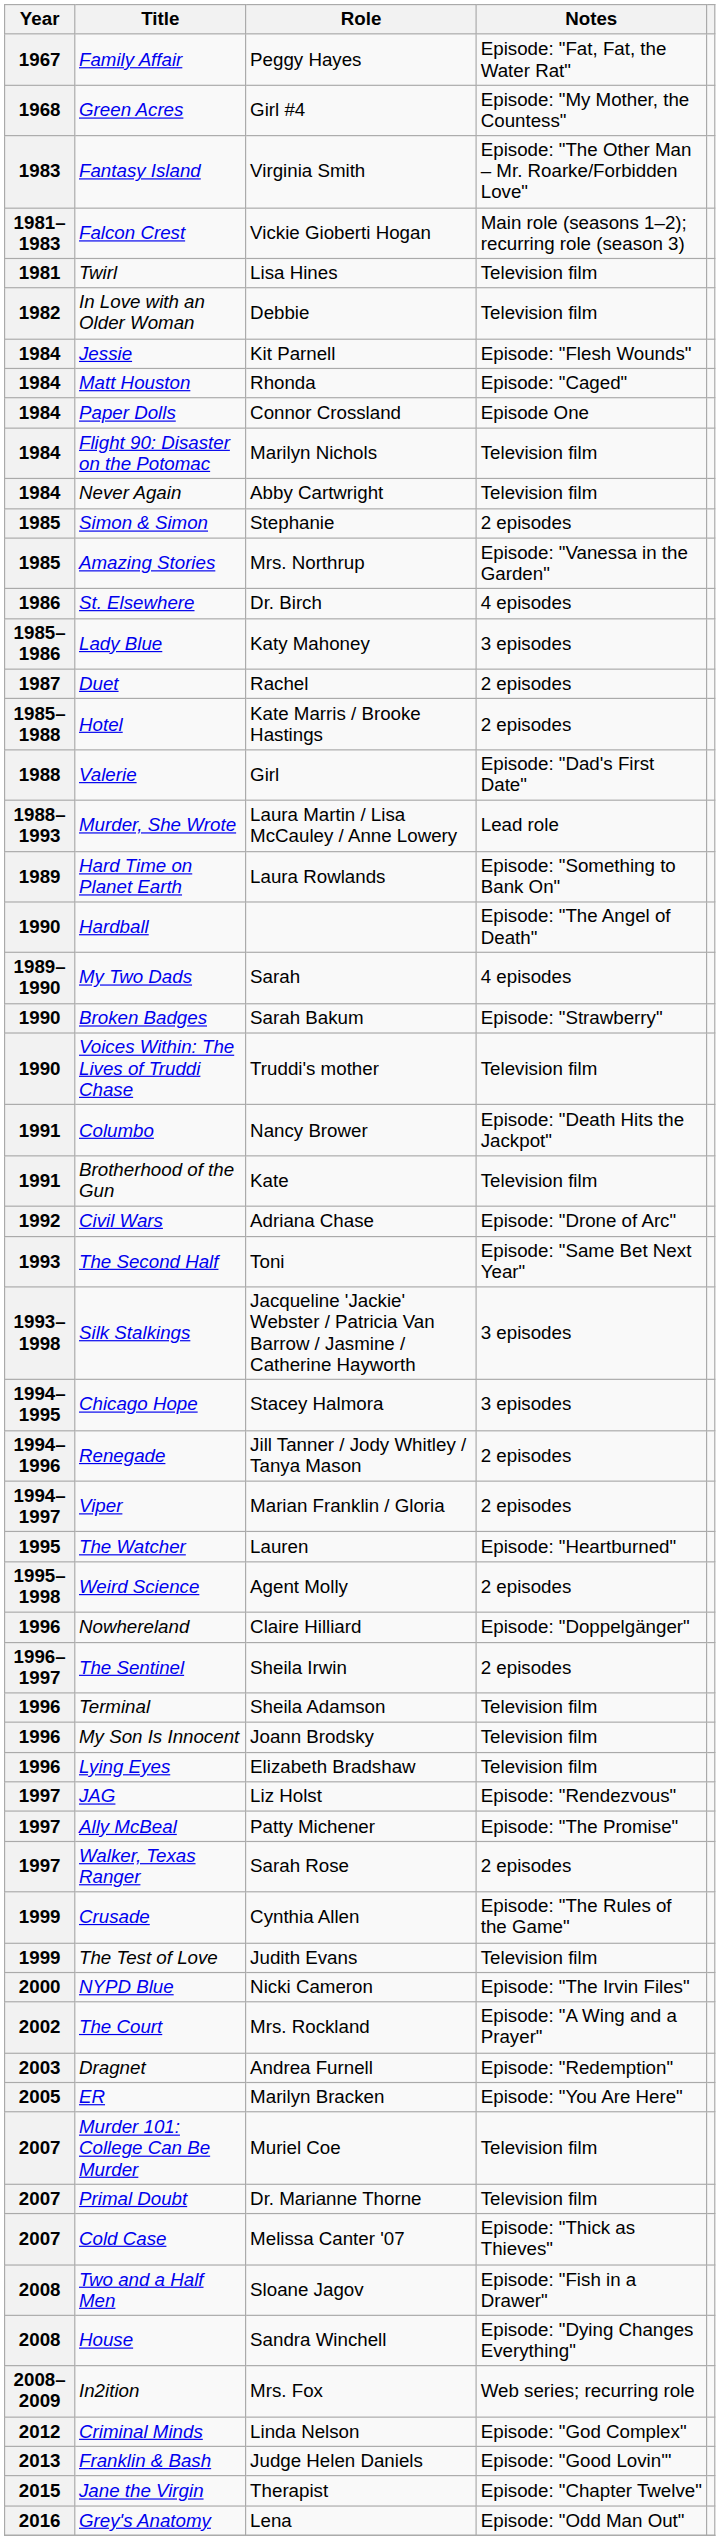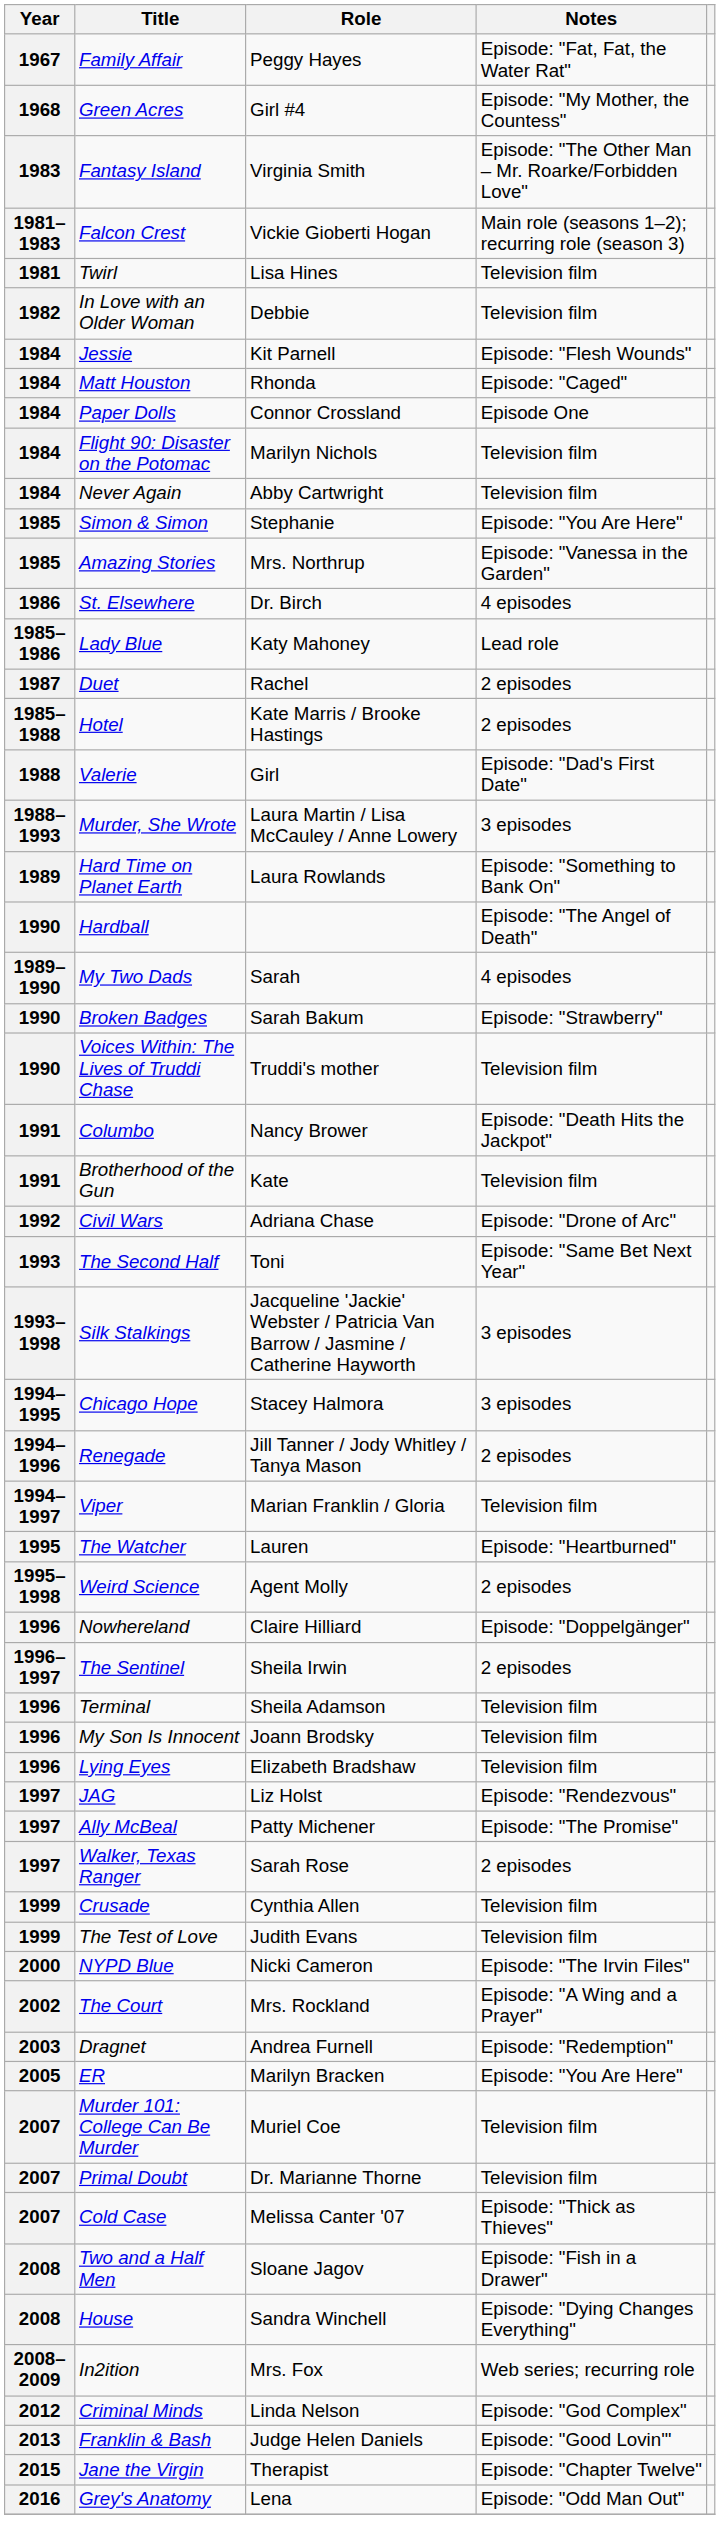(526, 523) 2 episodes -> (582, 523) Episode: "You Are Here"
(526, 643) 3 episodes -> (520, 643) Lead role
(520, 825) Lead role -> (526, 825) 3 episodes
(526, 1506) 2 episodes -> (539, 1506) Television film
(576, 1917) Episode: "The Rules of the Game" -> (539, 1906) Television film
